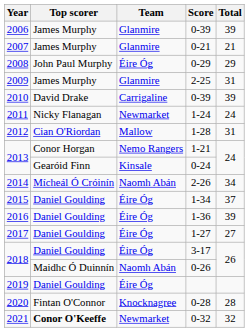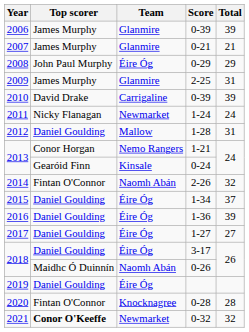(67, 132) Cian O'Riordan -> (69, 132) Daniel Goulding
(74, 183) Mícheál Ó Cróinín -> (69, 183) Fintan O'Connor
(230, 183) 34 -> (230, 183) 32
